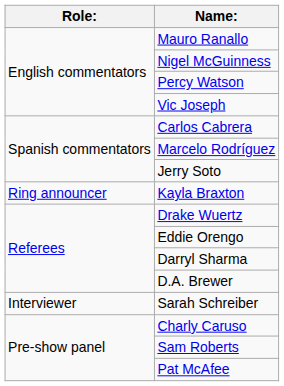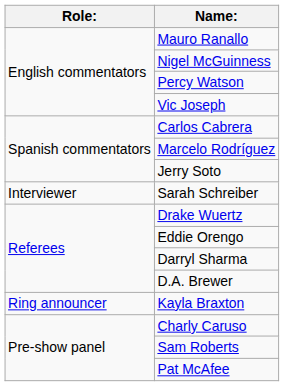rows swapped: (201, 193) <-> (208, 303)
